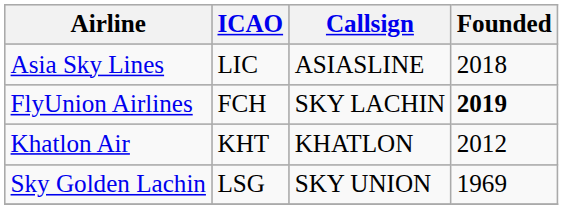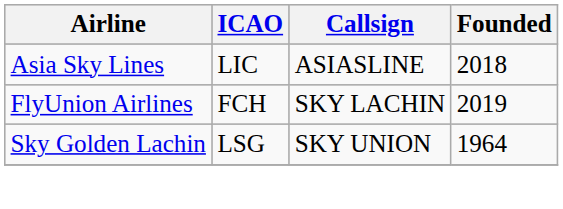(482, 104) bold -> (482, 104) normal
- row: (70, 143)
(482, 183) 1969 -> (482, 143) 1964
